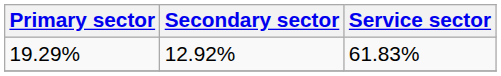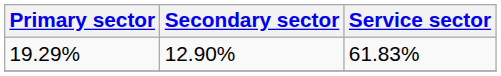(200, 53) 12.92% -> (200, 53) 12.90%
